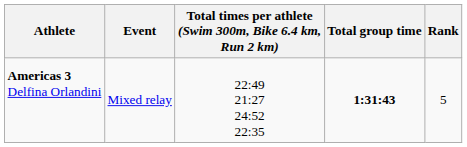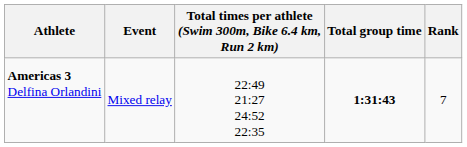(443, 100) 5 -> (443, 100) 7
